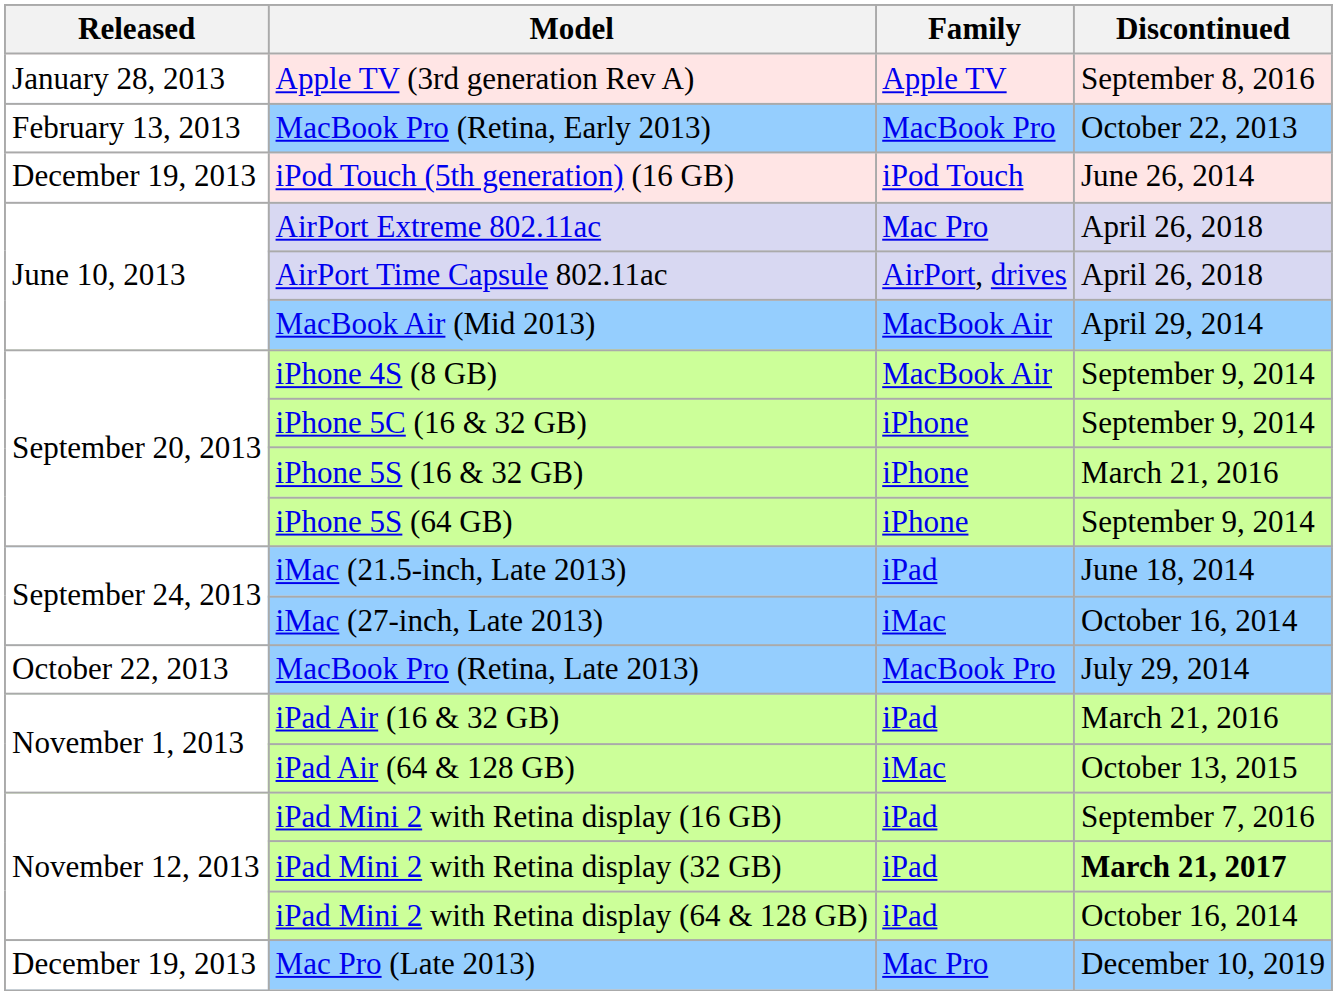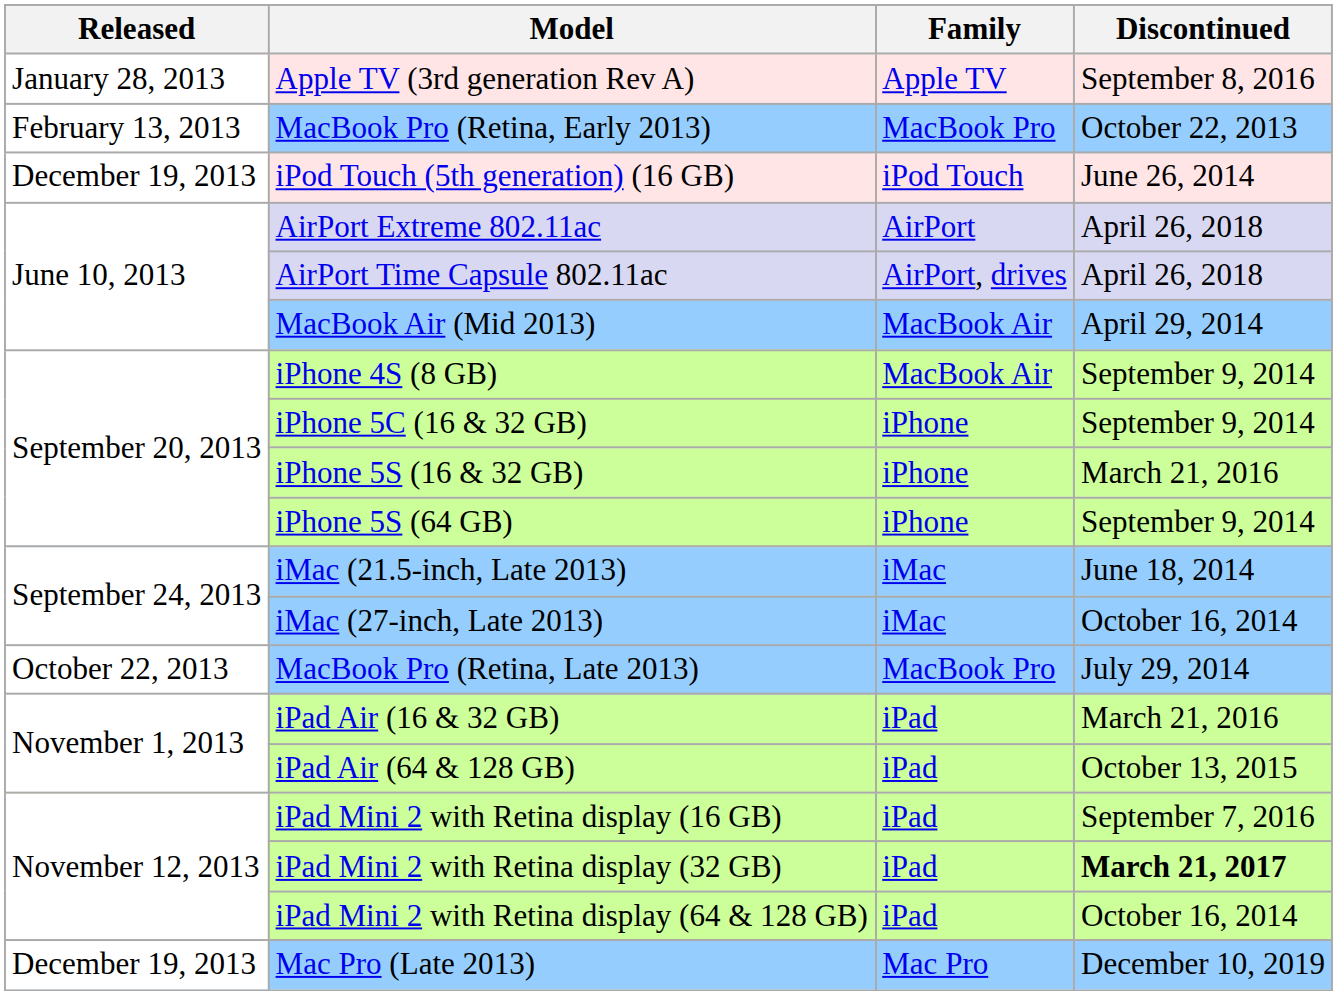(935, 226) Mac Pro -> (929, 226) AirPort
(910, 570) iPad -> (914, 570) iMac
(914, 767) iMac -> (910, 767) iPad
